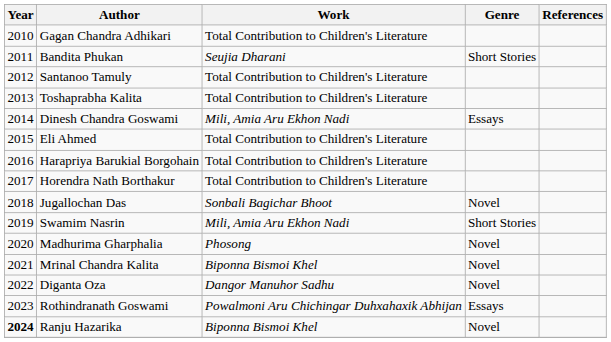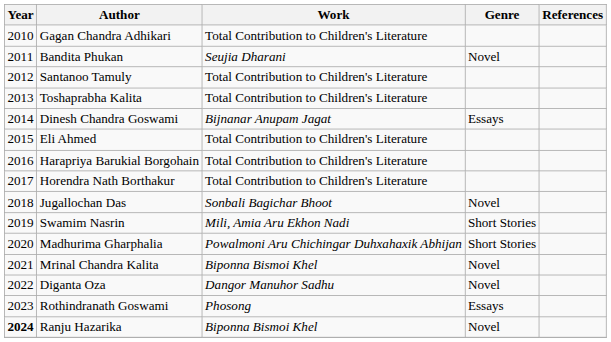(502, 56) Short Stories -> (484, 56) Novel
(277, 118) Mili, Amia Aru Ekhon Nadi -> (268, 118) Bijnanar Anupam Jagat
(228, 243) Phosong -> (334, 243) Powalmoni Aru Chichingar Duhxahaxik Abhijan
(484, 243) Novel -> (502, 243) Short Stories
(334, 306) Powalmoni Aru Chichingar Duhxahaxik Abhijan -> (228, 306) Phosong
